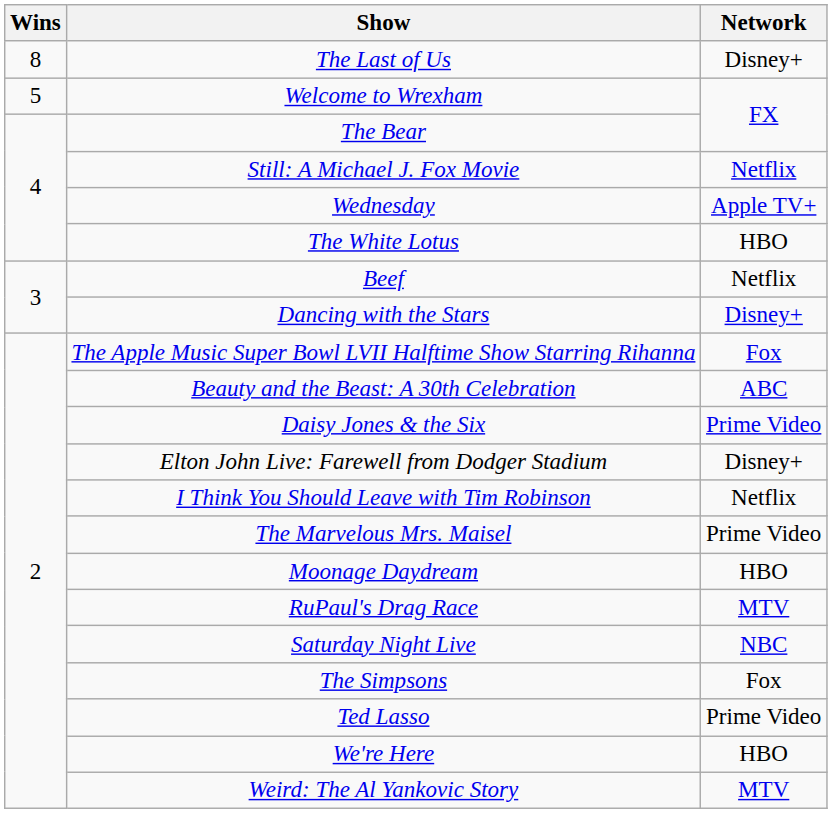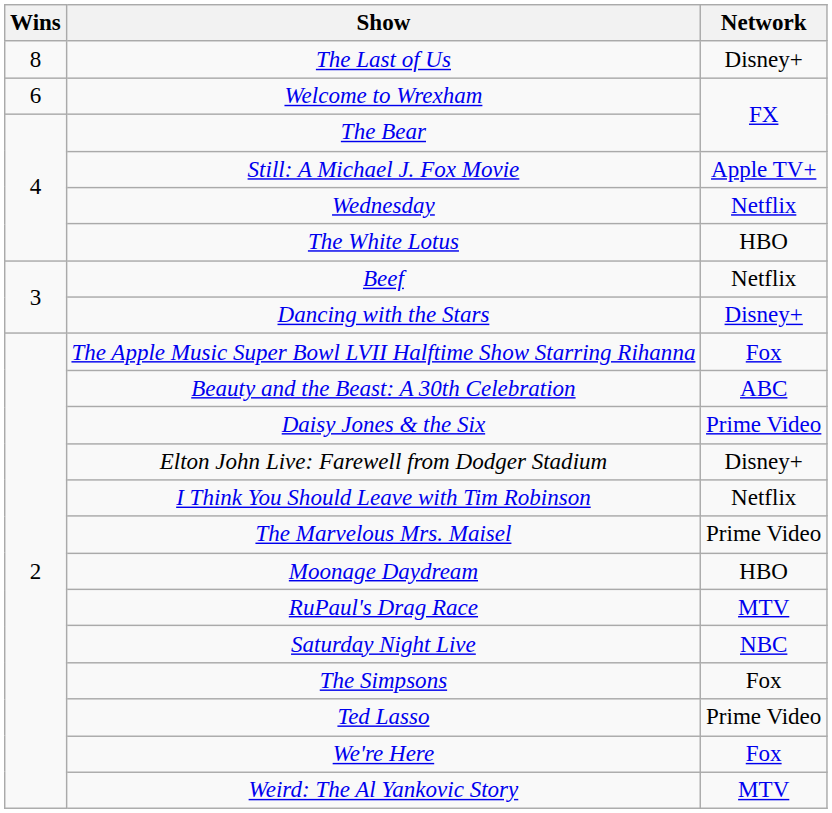(35, 95) 5 -> (35, 95) 6
(764, 168) Netflix -> (764, 168) Apple TV+
(764, 205) Apple TV+ -> (764, 205) Netflix
(764, 753) HBO -> (764, 753) Fox
